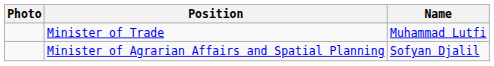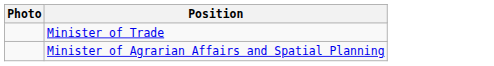- column: (438, 14)
